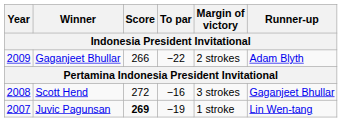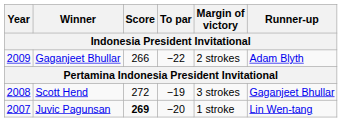(176, 92) −16 -> (176, 92) −19
(176, 109) −19 -> (176, 109) −20
